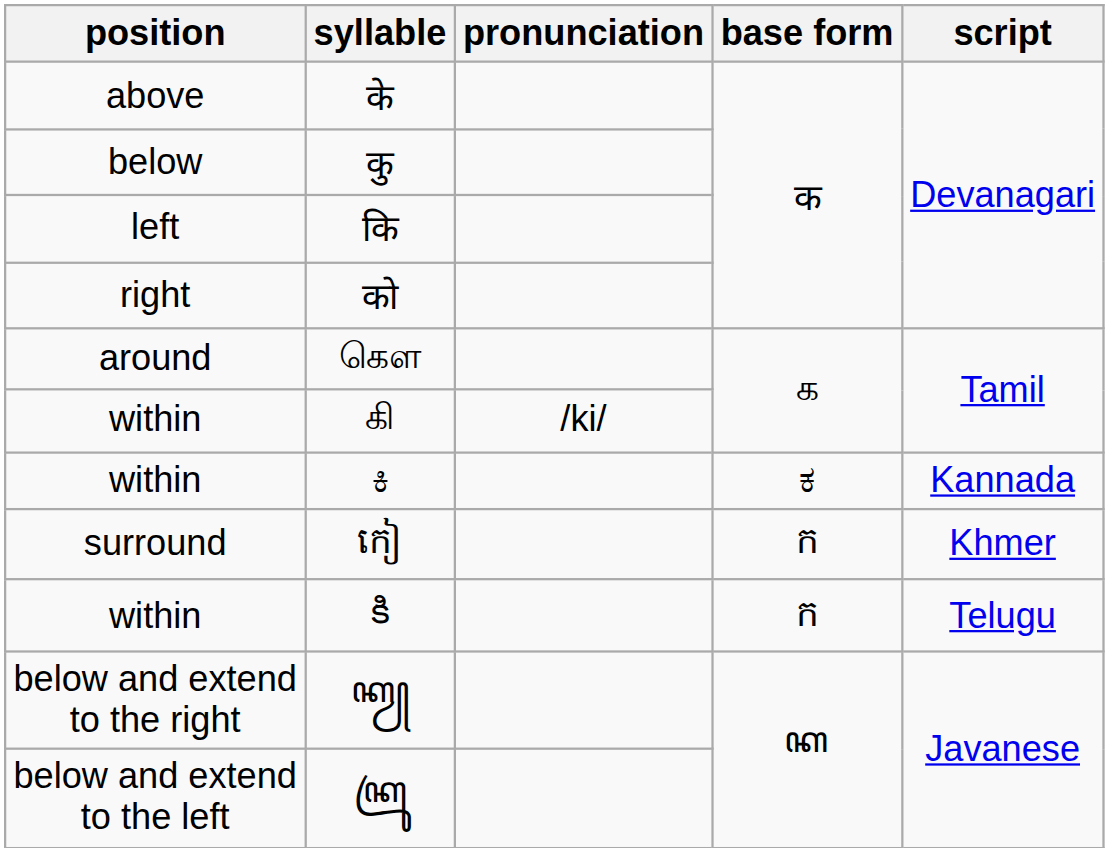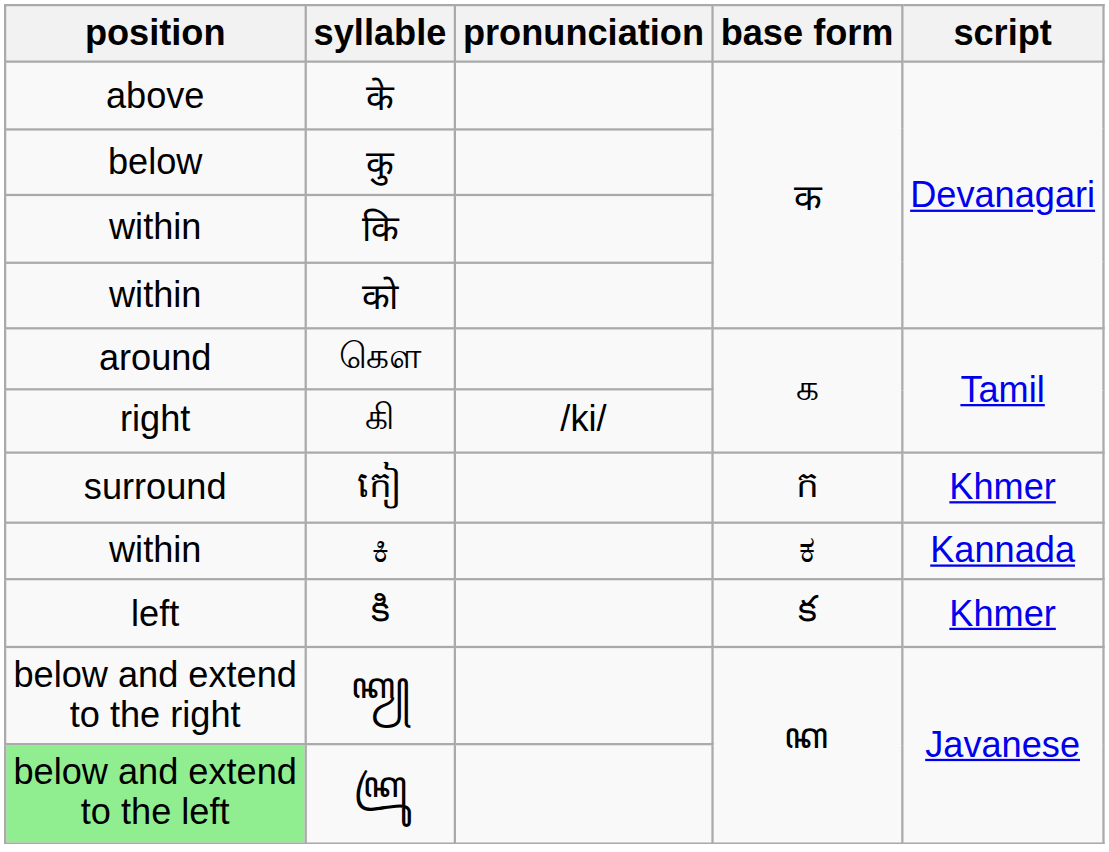(155, 227) left -> (155, 227) within
(155, 294) right -> (155, 294) within
(155, 420) within -> (155, 420) right
rows swapped: (380, 541) <-> (380, 479)
(155, 614) within -> (155, 612) left
(807, 612) ក -> (807, 608) క
(1003, 614) Telugu -> (1003, 612) Khmer
(155, 797) no background -> (155, 792) lightgreen background
